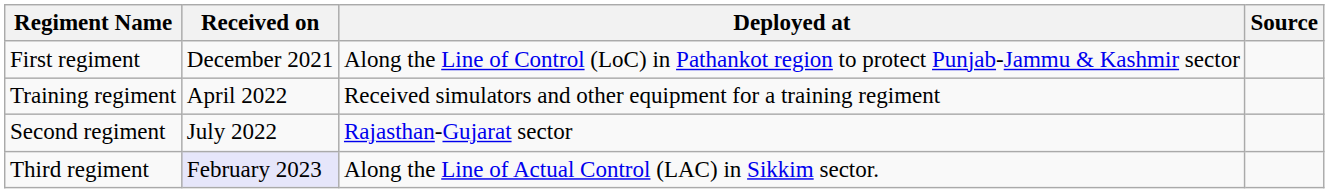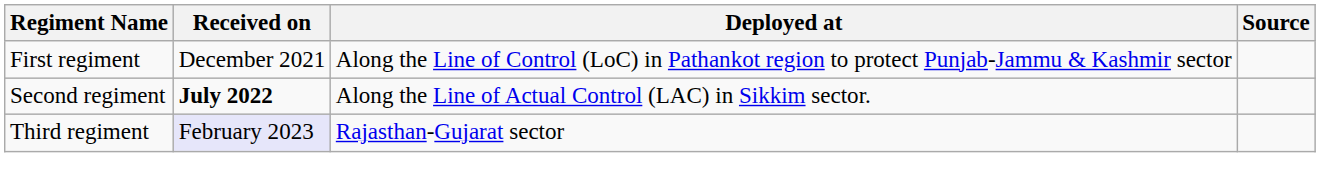- row: (93, 95)
(232, 132) normal -> (226, 95) bold
(458, 132) Rajasthan-Gujarat sector -> (603, 95) Along the Line of Actual Control (LAC) in Sikkim sector.
(611, 168) Along the Line of Actual Control (LAC) in Sikkim sector. -> (450, 132) Rajasthan-Gujarat sector
